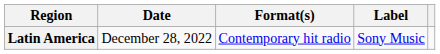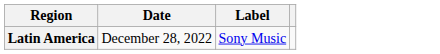- column: (285, 15)
